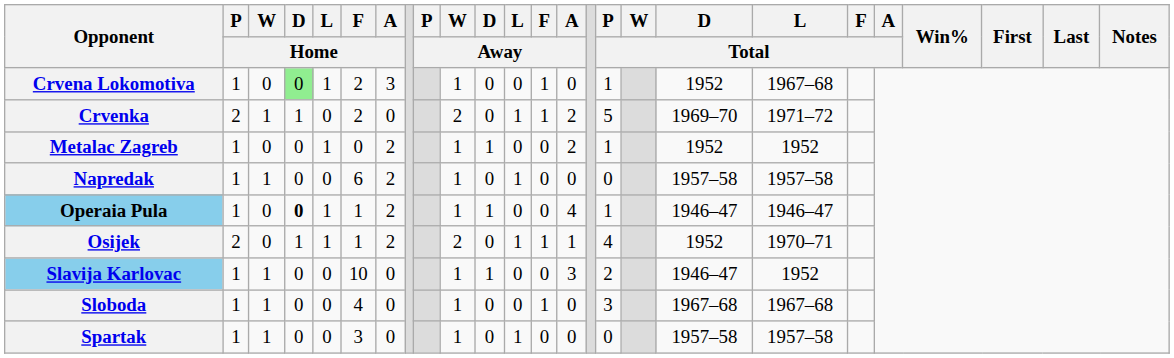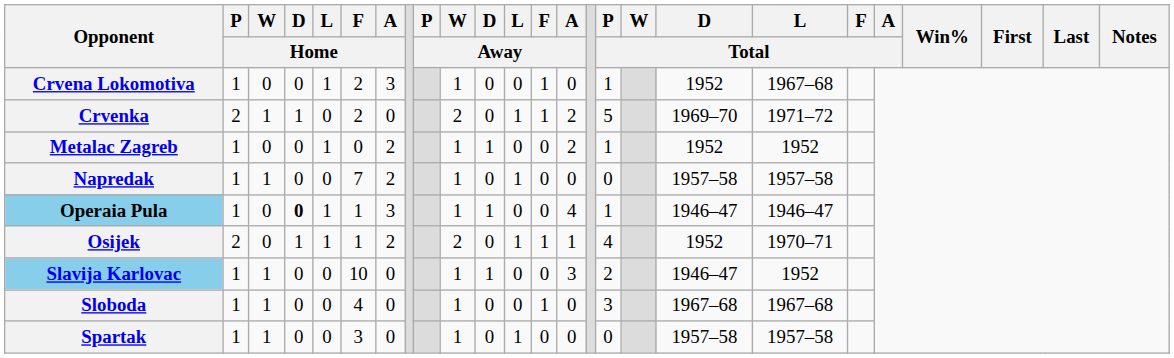(299, 83) lightgreen background -> (299, 83) no background
(358, 178) 6 -> (358, 178) 7
(390, 210) 2 -> (390, 210) 3
